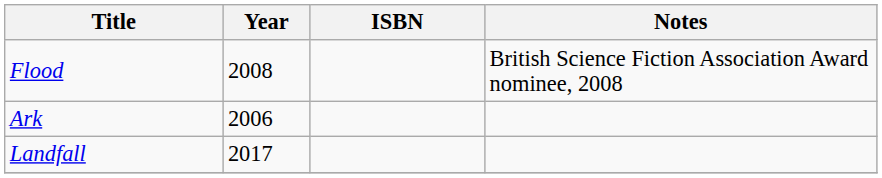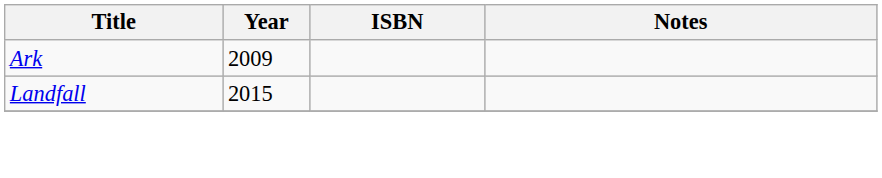- row: (37, 70)
(250, 118) 2006 -> (250, 57) 2009
(250, 154) 2017 -> (250, 93) 2015
